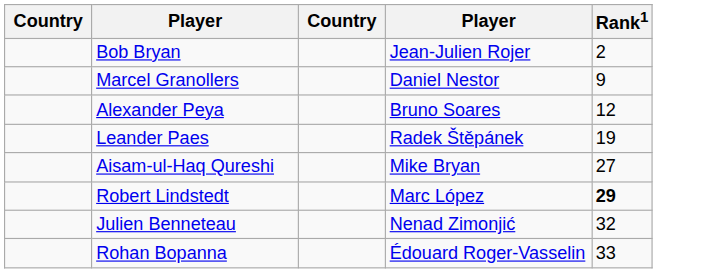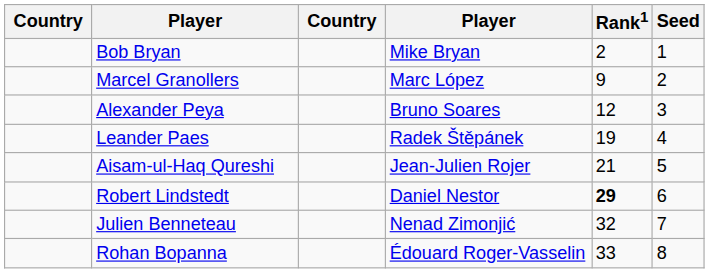+ column: (678, 21)
(460, 52) Jean-Julien Rojer -> (435, 52) Mike Bryan
(444, 81) Daniel Nestor -> (437, 81) Marc López
(435, 167) Mike Bryan -> (460, 167) Jean-Julien Rojer
(606, 167) 27 -> (606, 167) 21
(437, 195) Marc López -> (444, 195) Daniel Nestor
